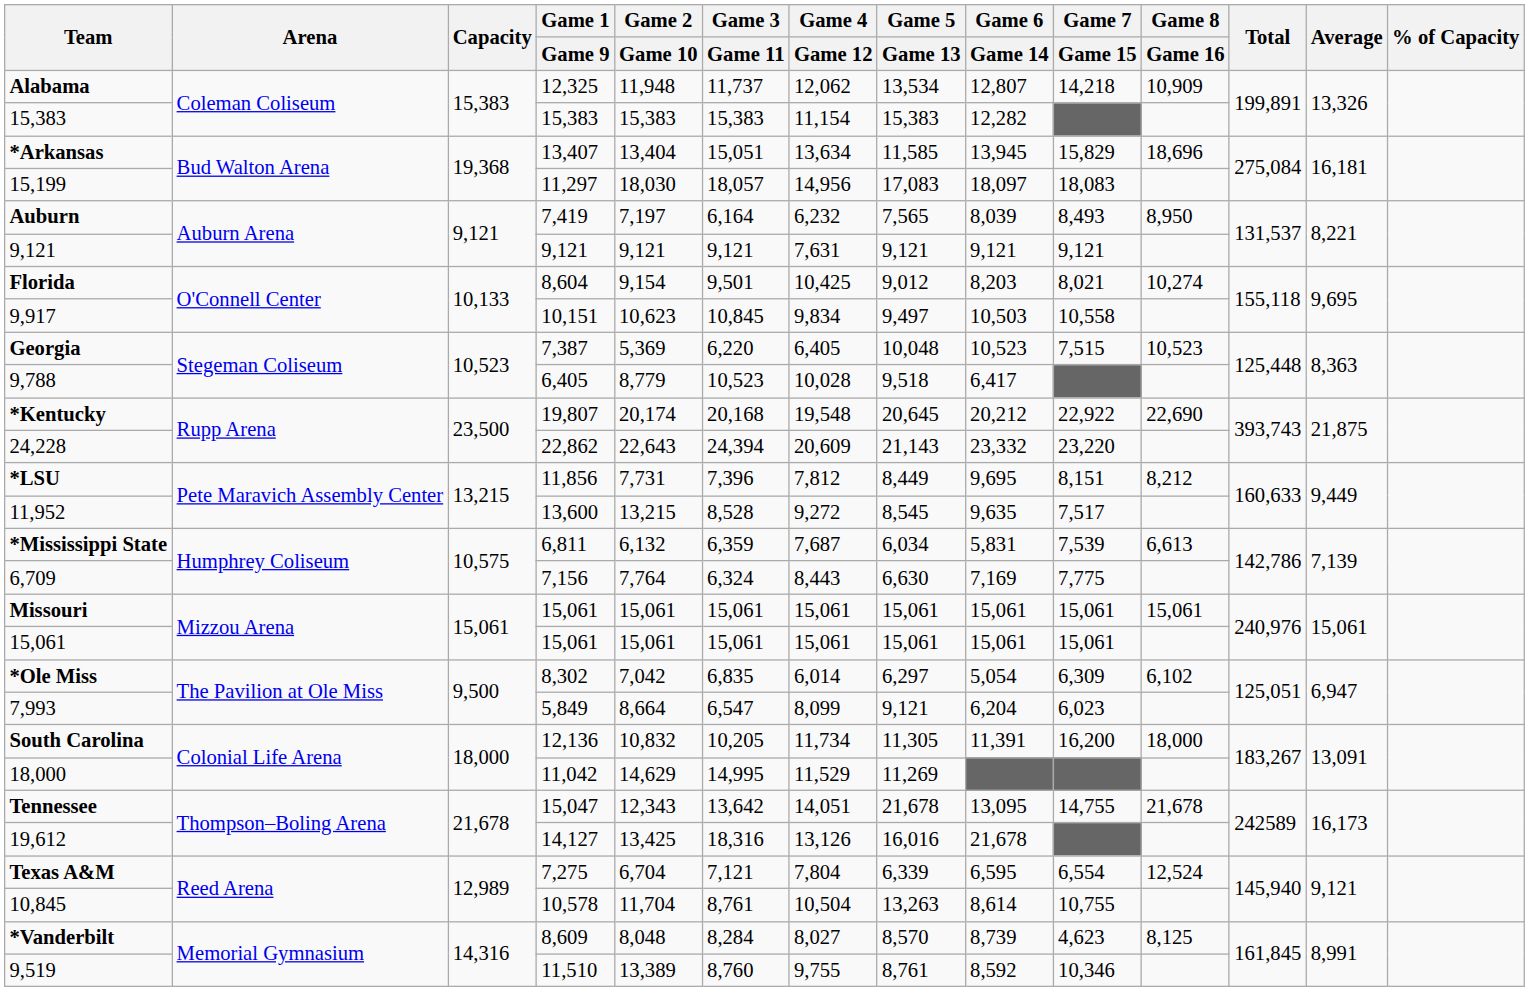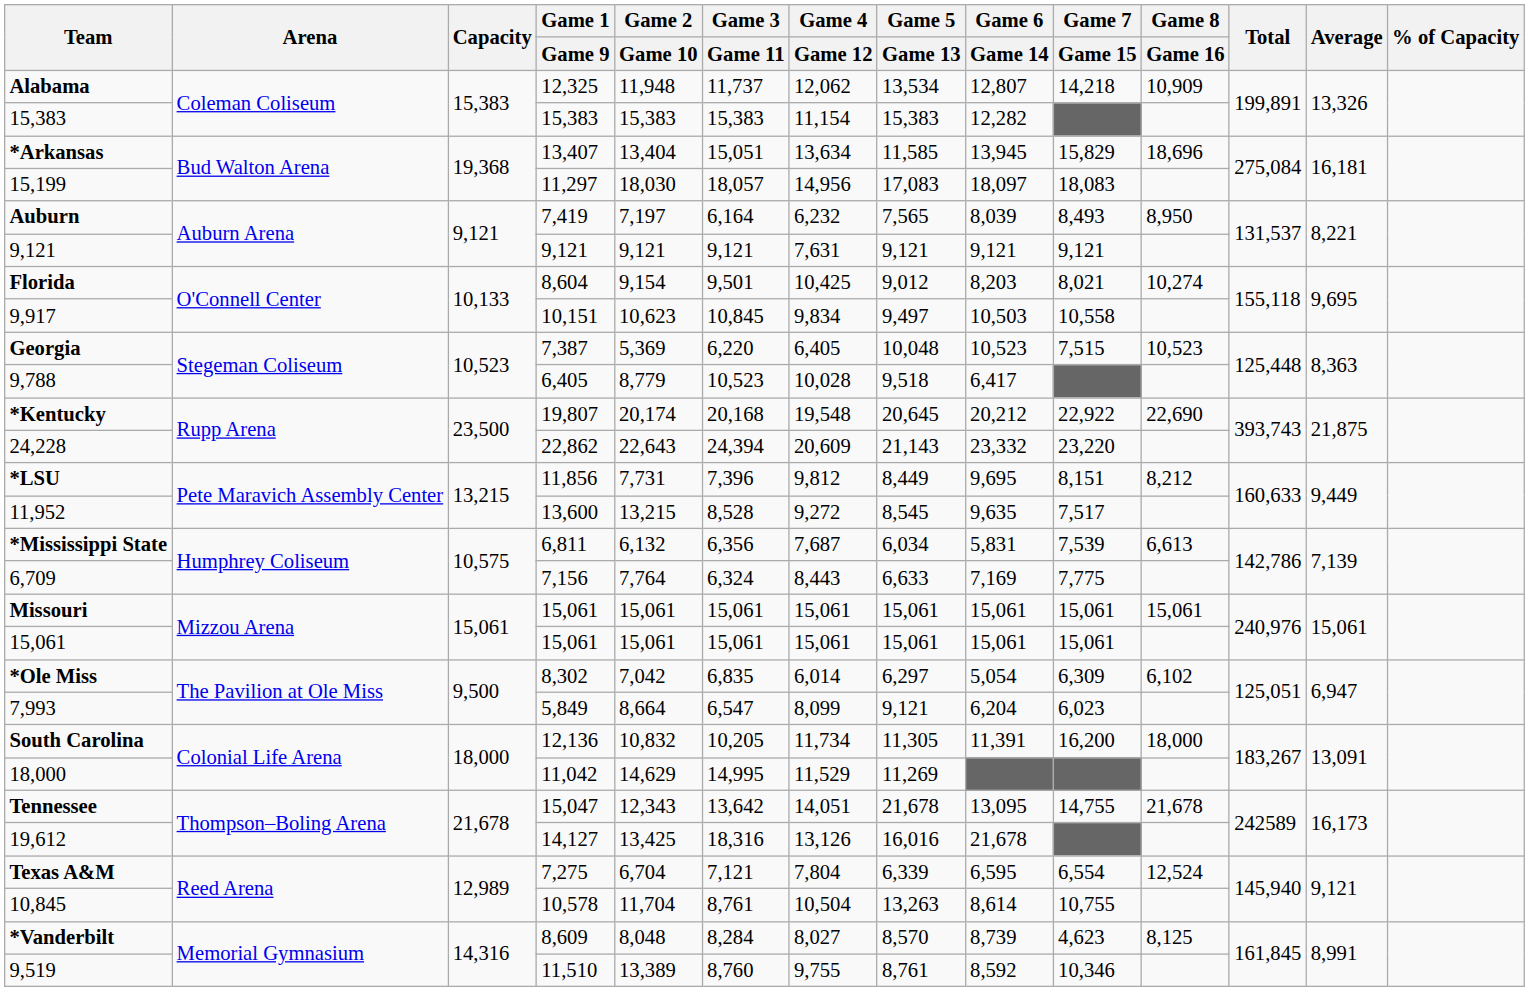(817, 479) 7,812 -> (817, 479) 9,812
(730, 544) 6,359 -> (730, 544) 6,356
(905, 577) 6,630 -> (905, 577) 6,633
